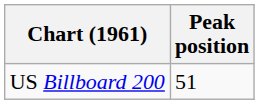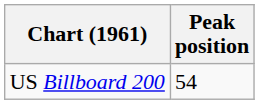(186, 81) 51 -> (186, 81) 54
